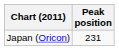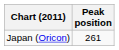(93, 38) 231 -> (93, 38) 261
